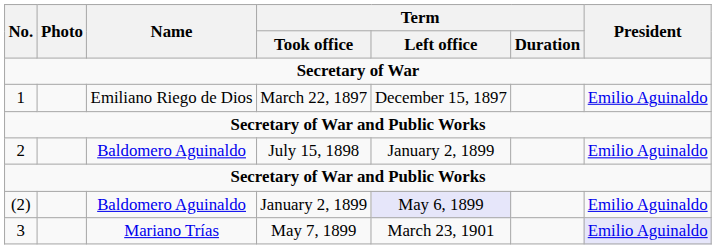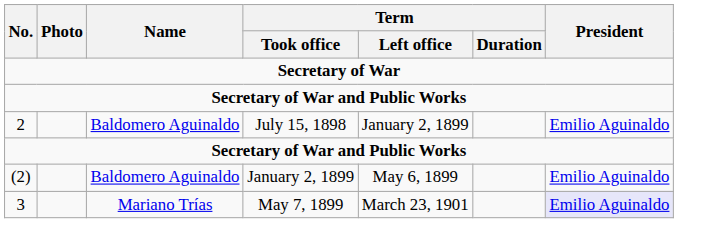- row: (21, 97)
(441, 204) lavender background -> (415, 177) no background
